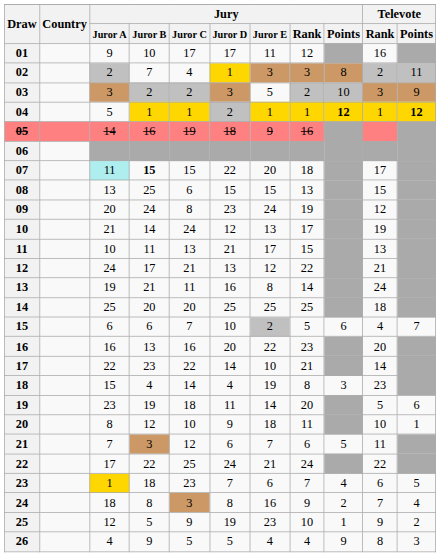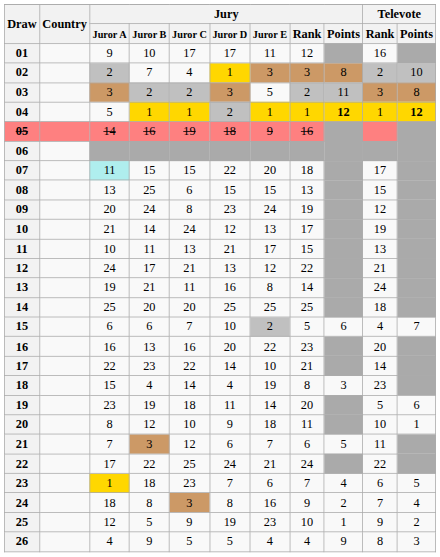(417, 72) 11 -> (417, 72) 10
(344, 92) 10 -> (344, 92) 11
(417, 92) 9 -> (417, 92) 8
(149, 170) bold -> (149, 170) normal
